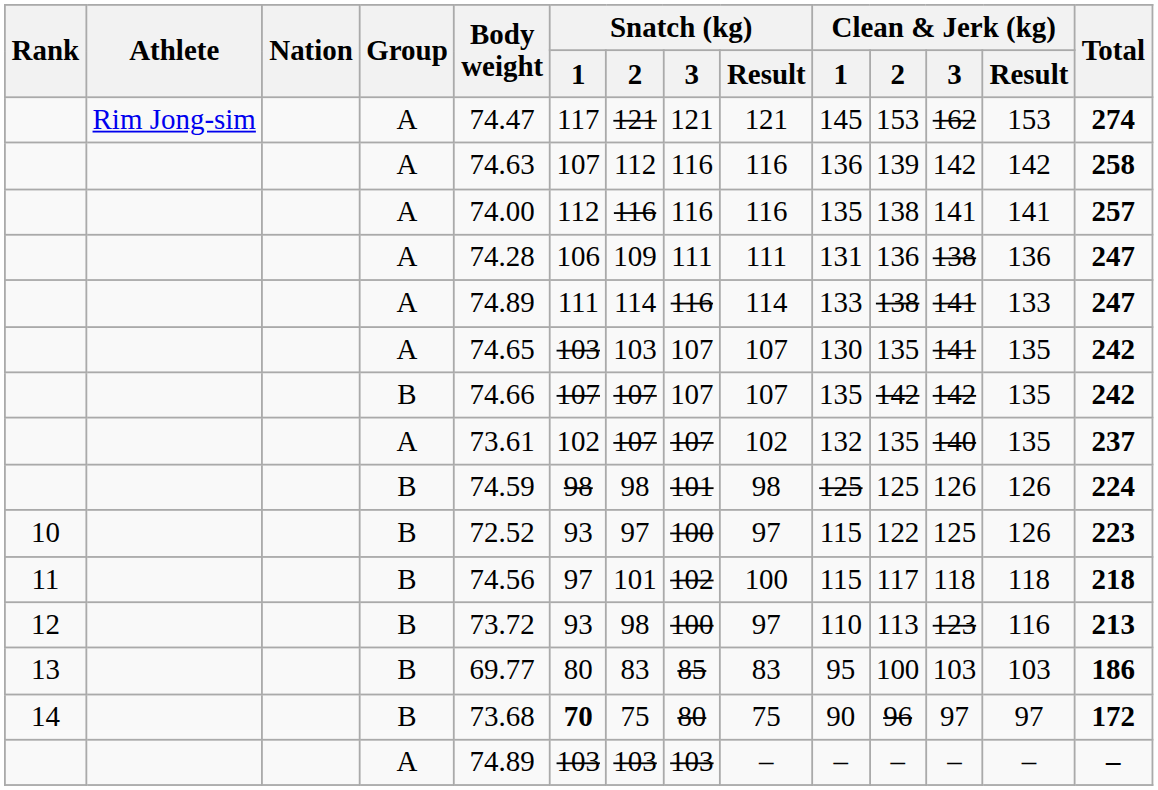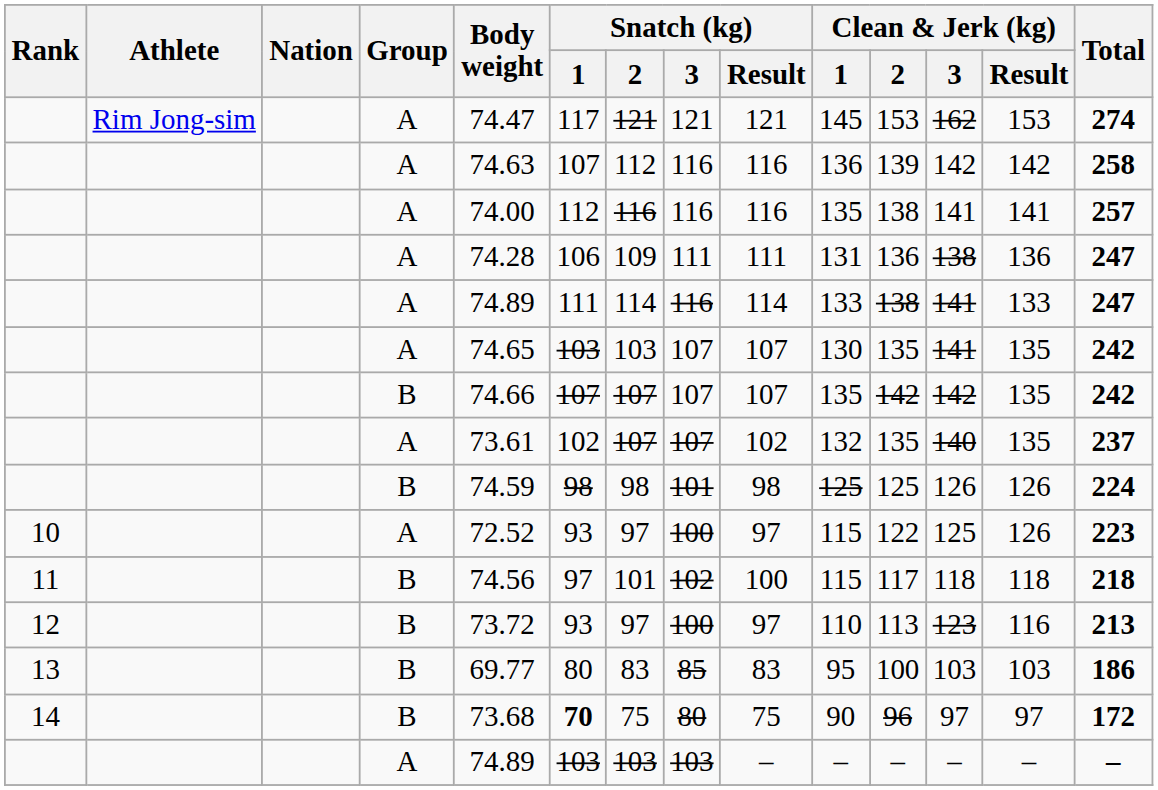(407, 532) B -> (407, 532) A
(635, 624) 98 -> (635, 624) 97
